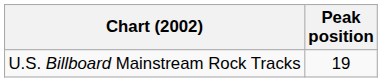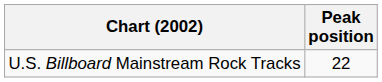(341, 63) 19 -> (341, 63) 22
